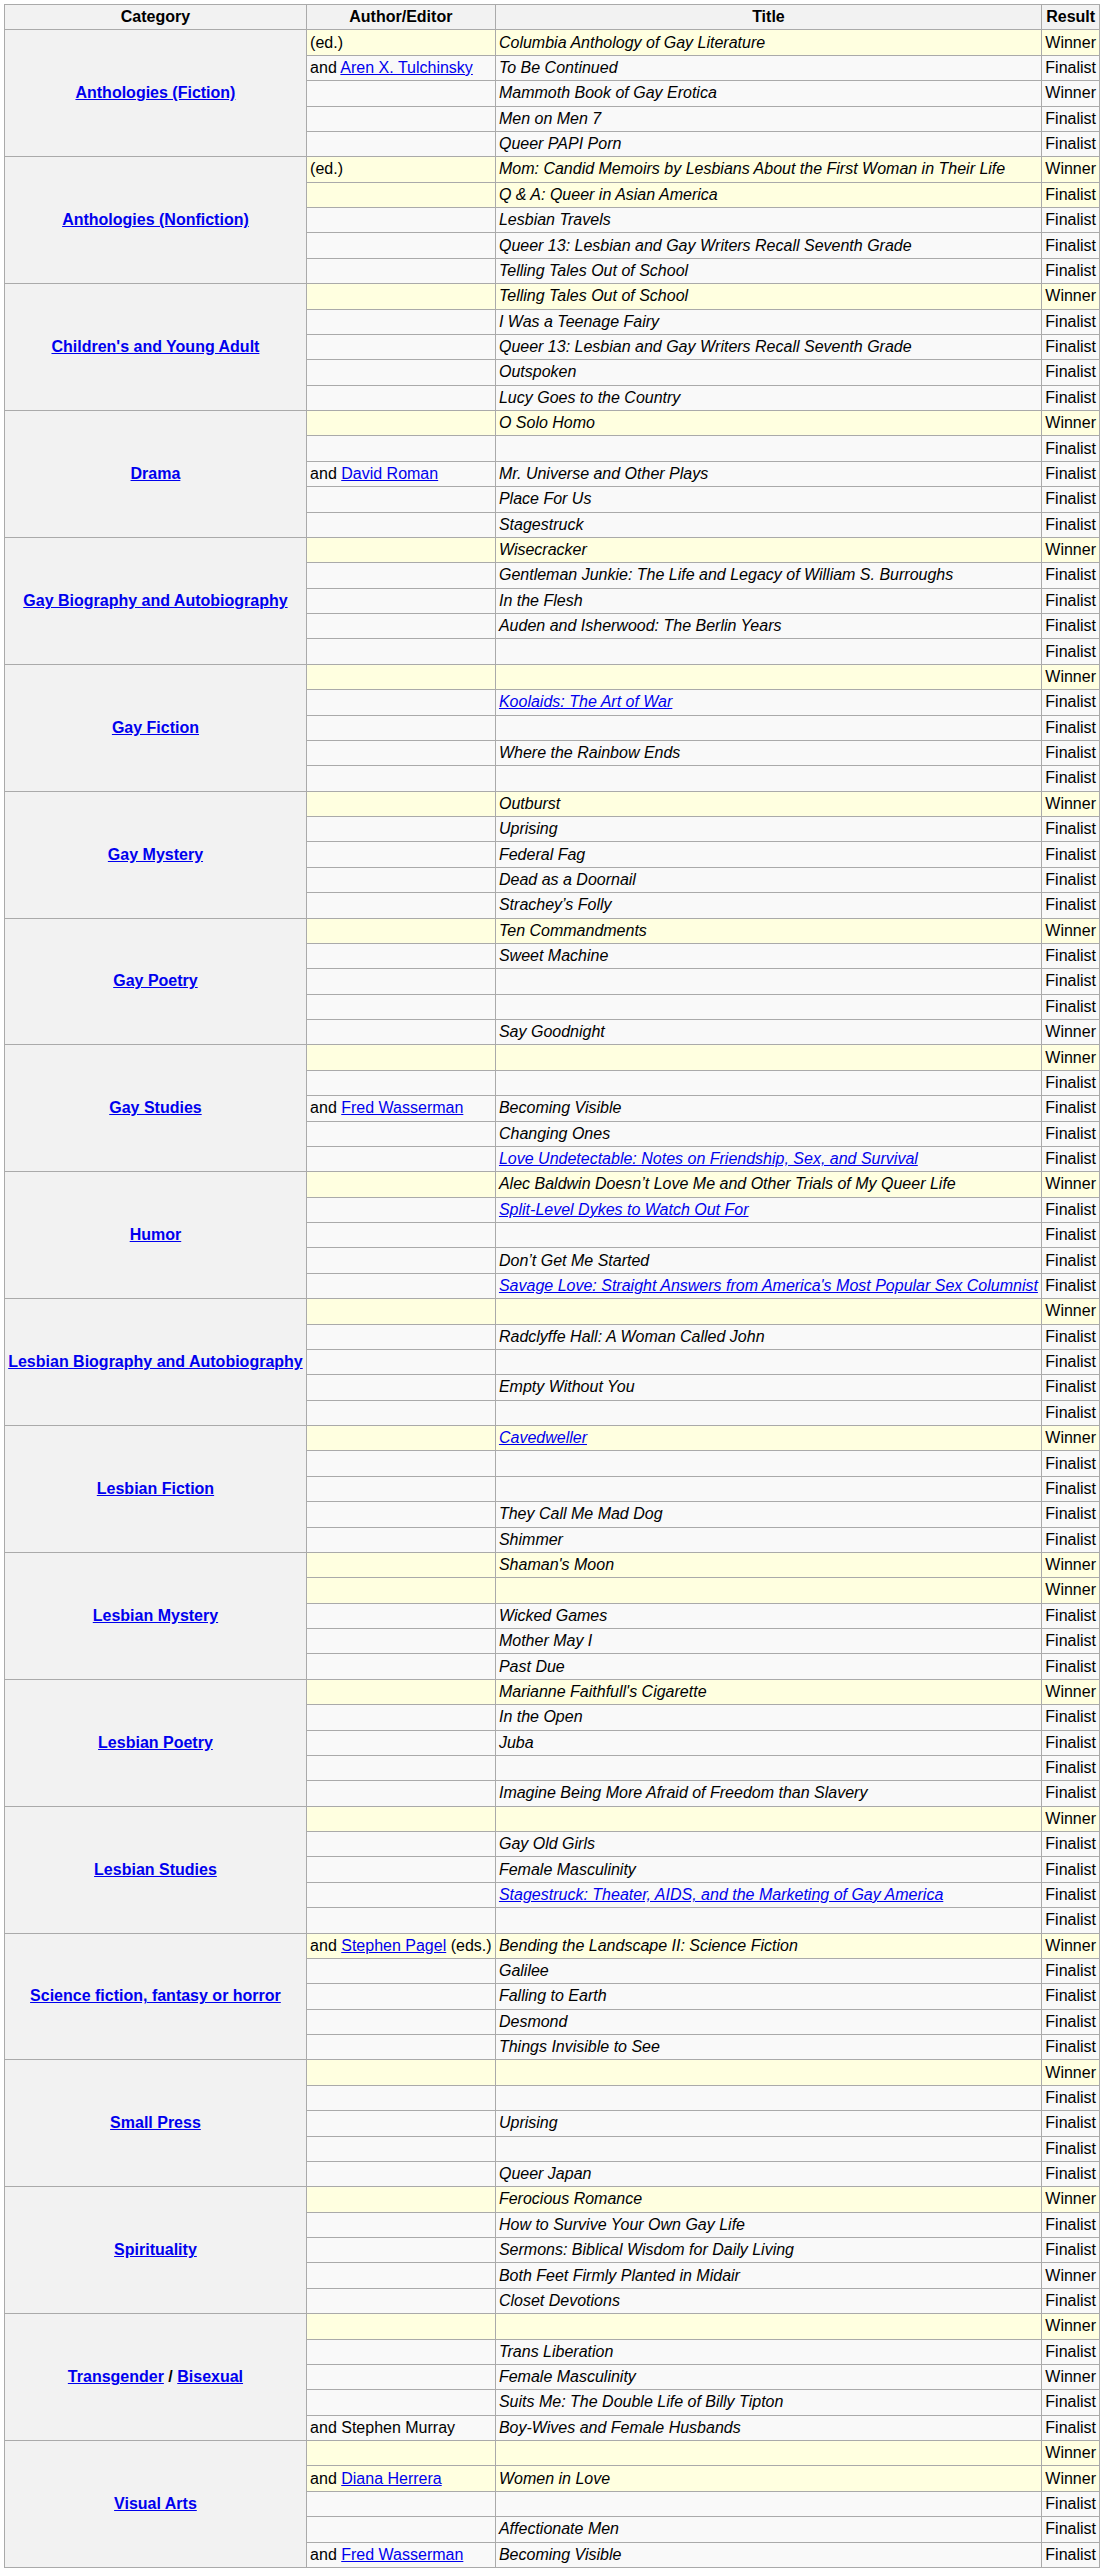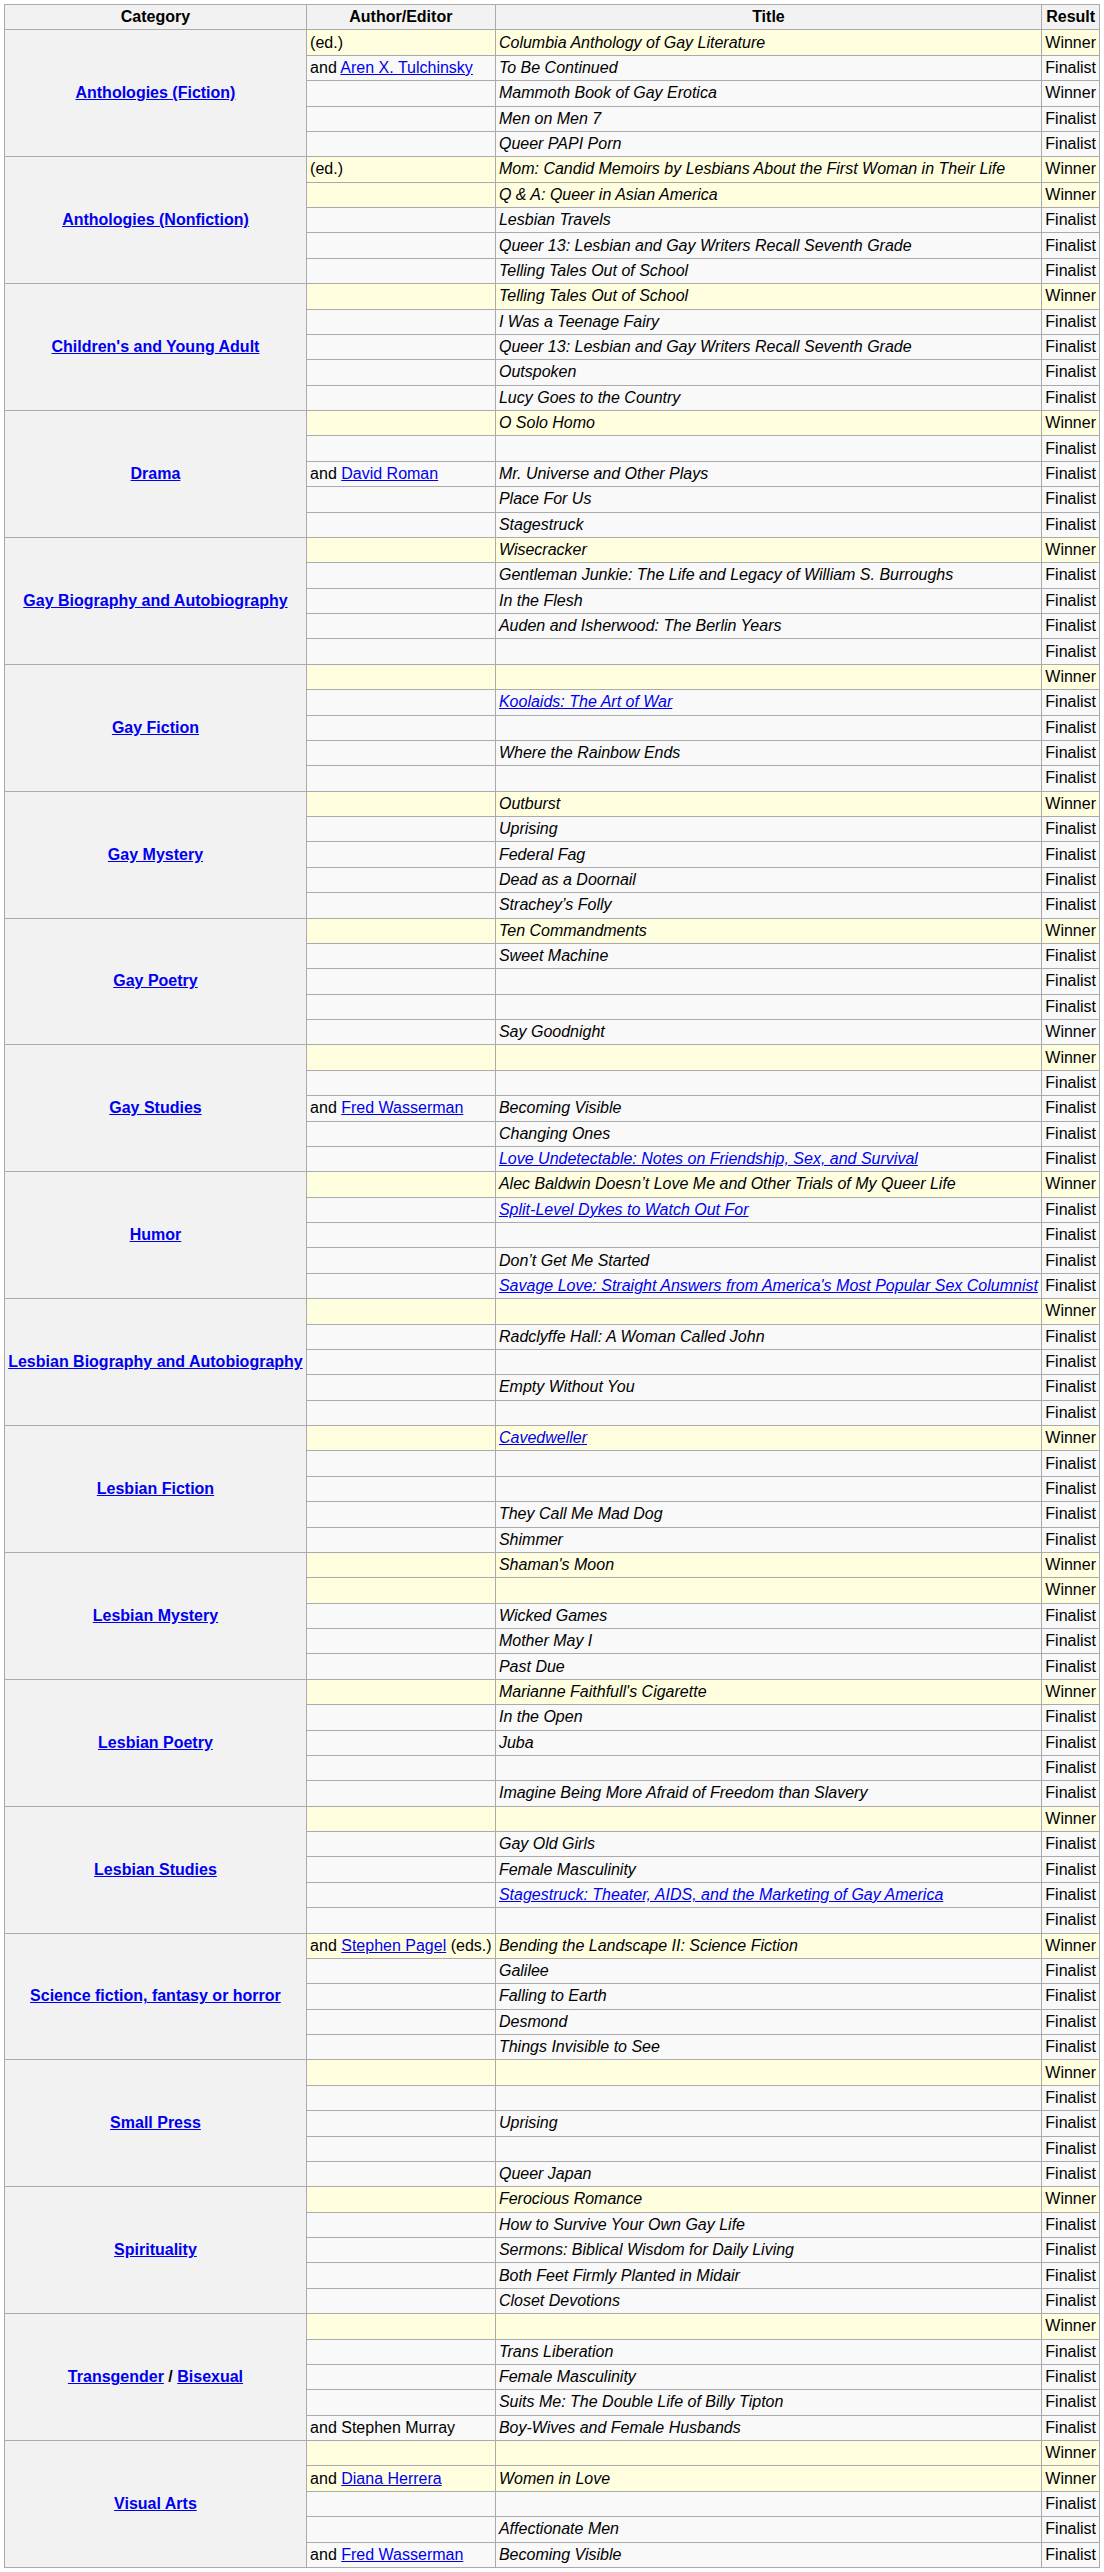(1071, 194) Finalist -> (1071, 194) Winner
(1071, 2275) Winner -> (1071, 2275) Finalist
(1071, 2377) Winner -> (1071, 2377) Finalist
